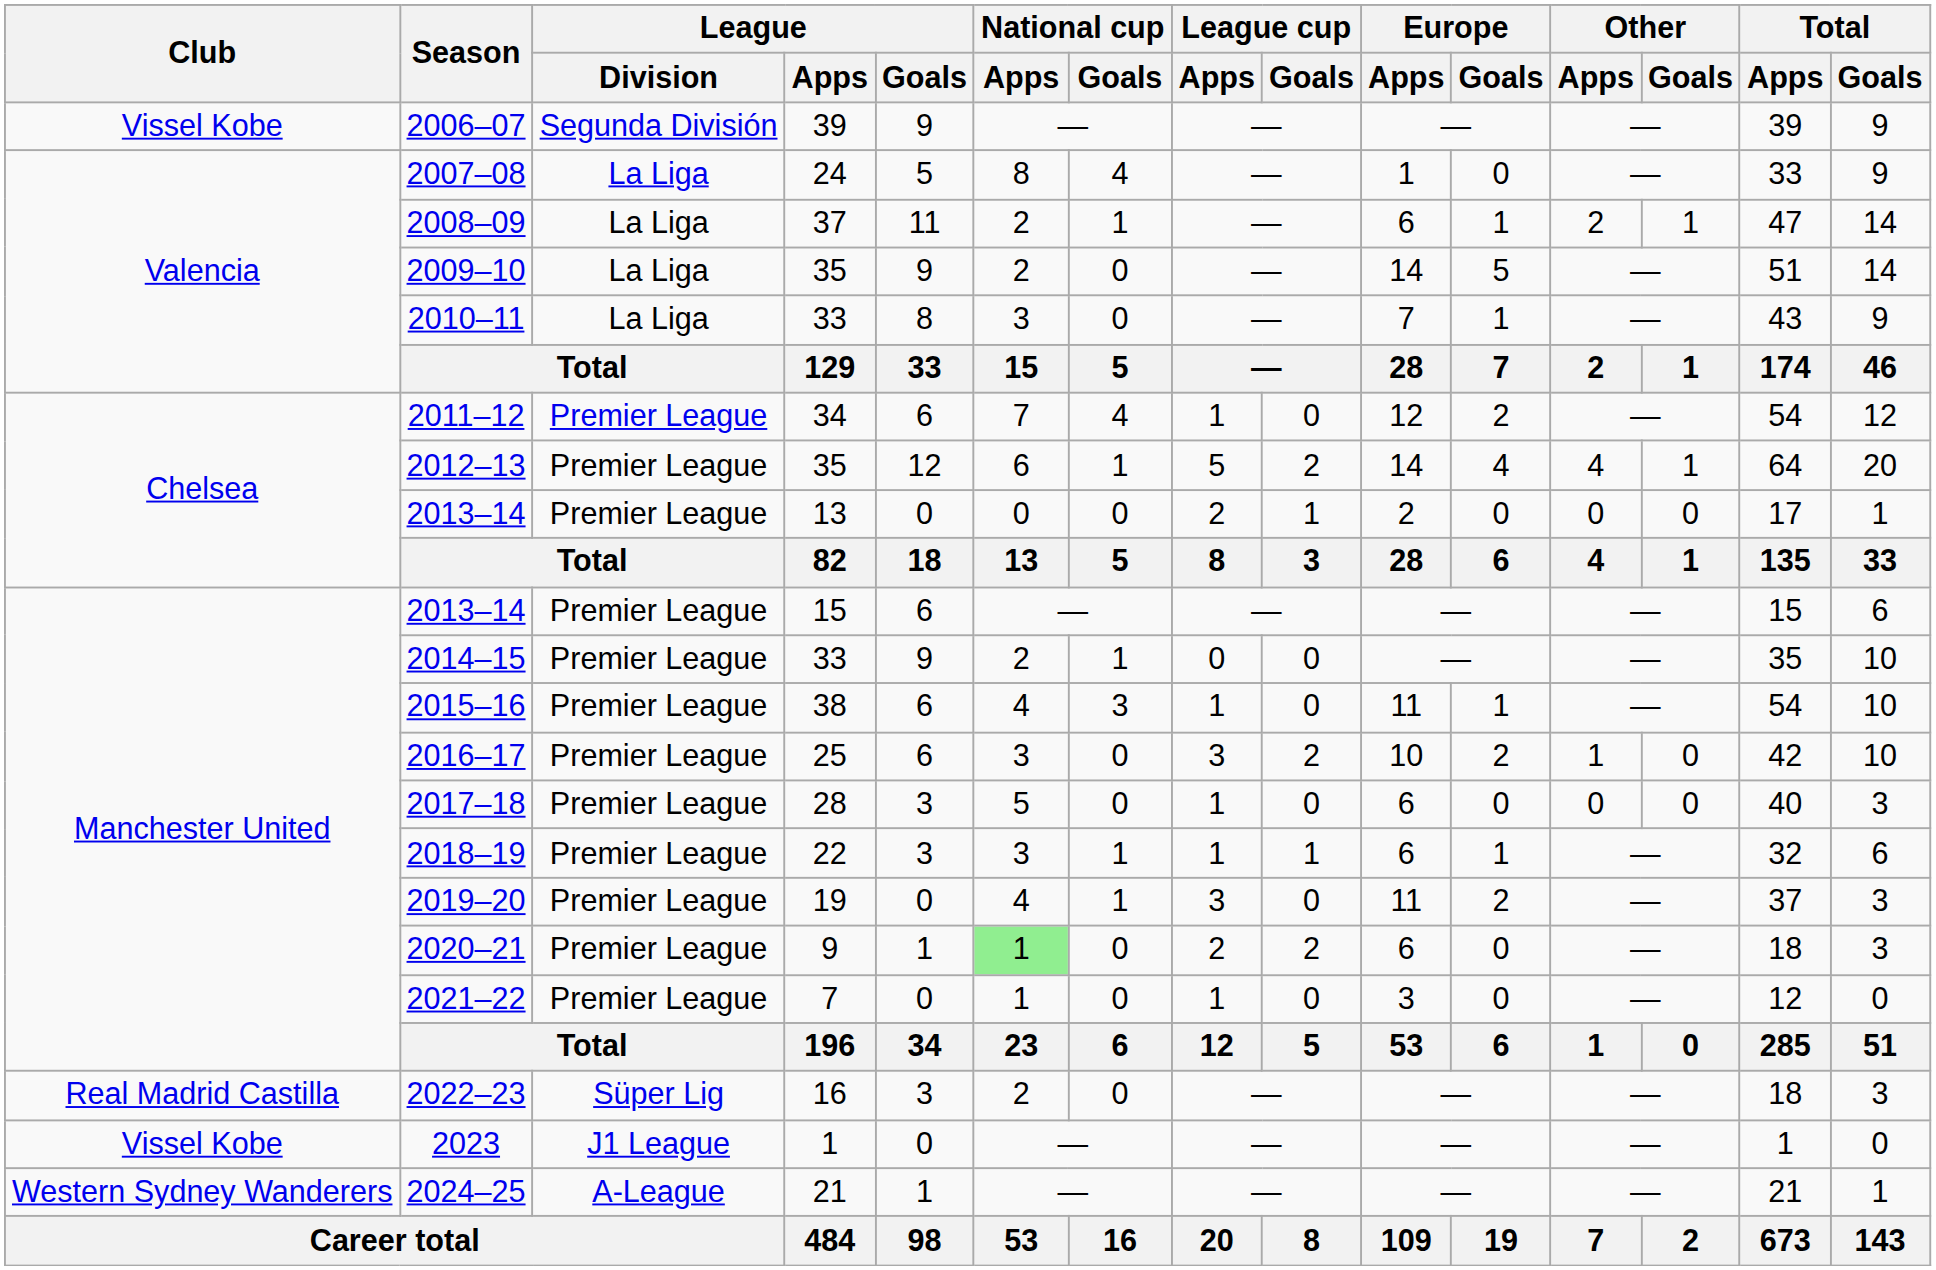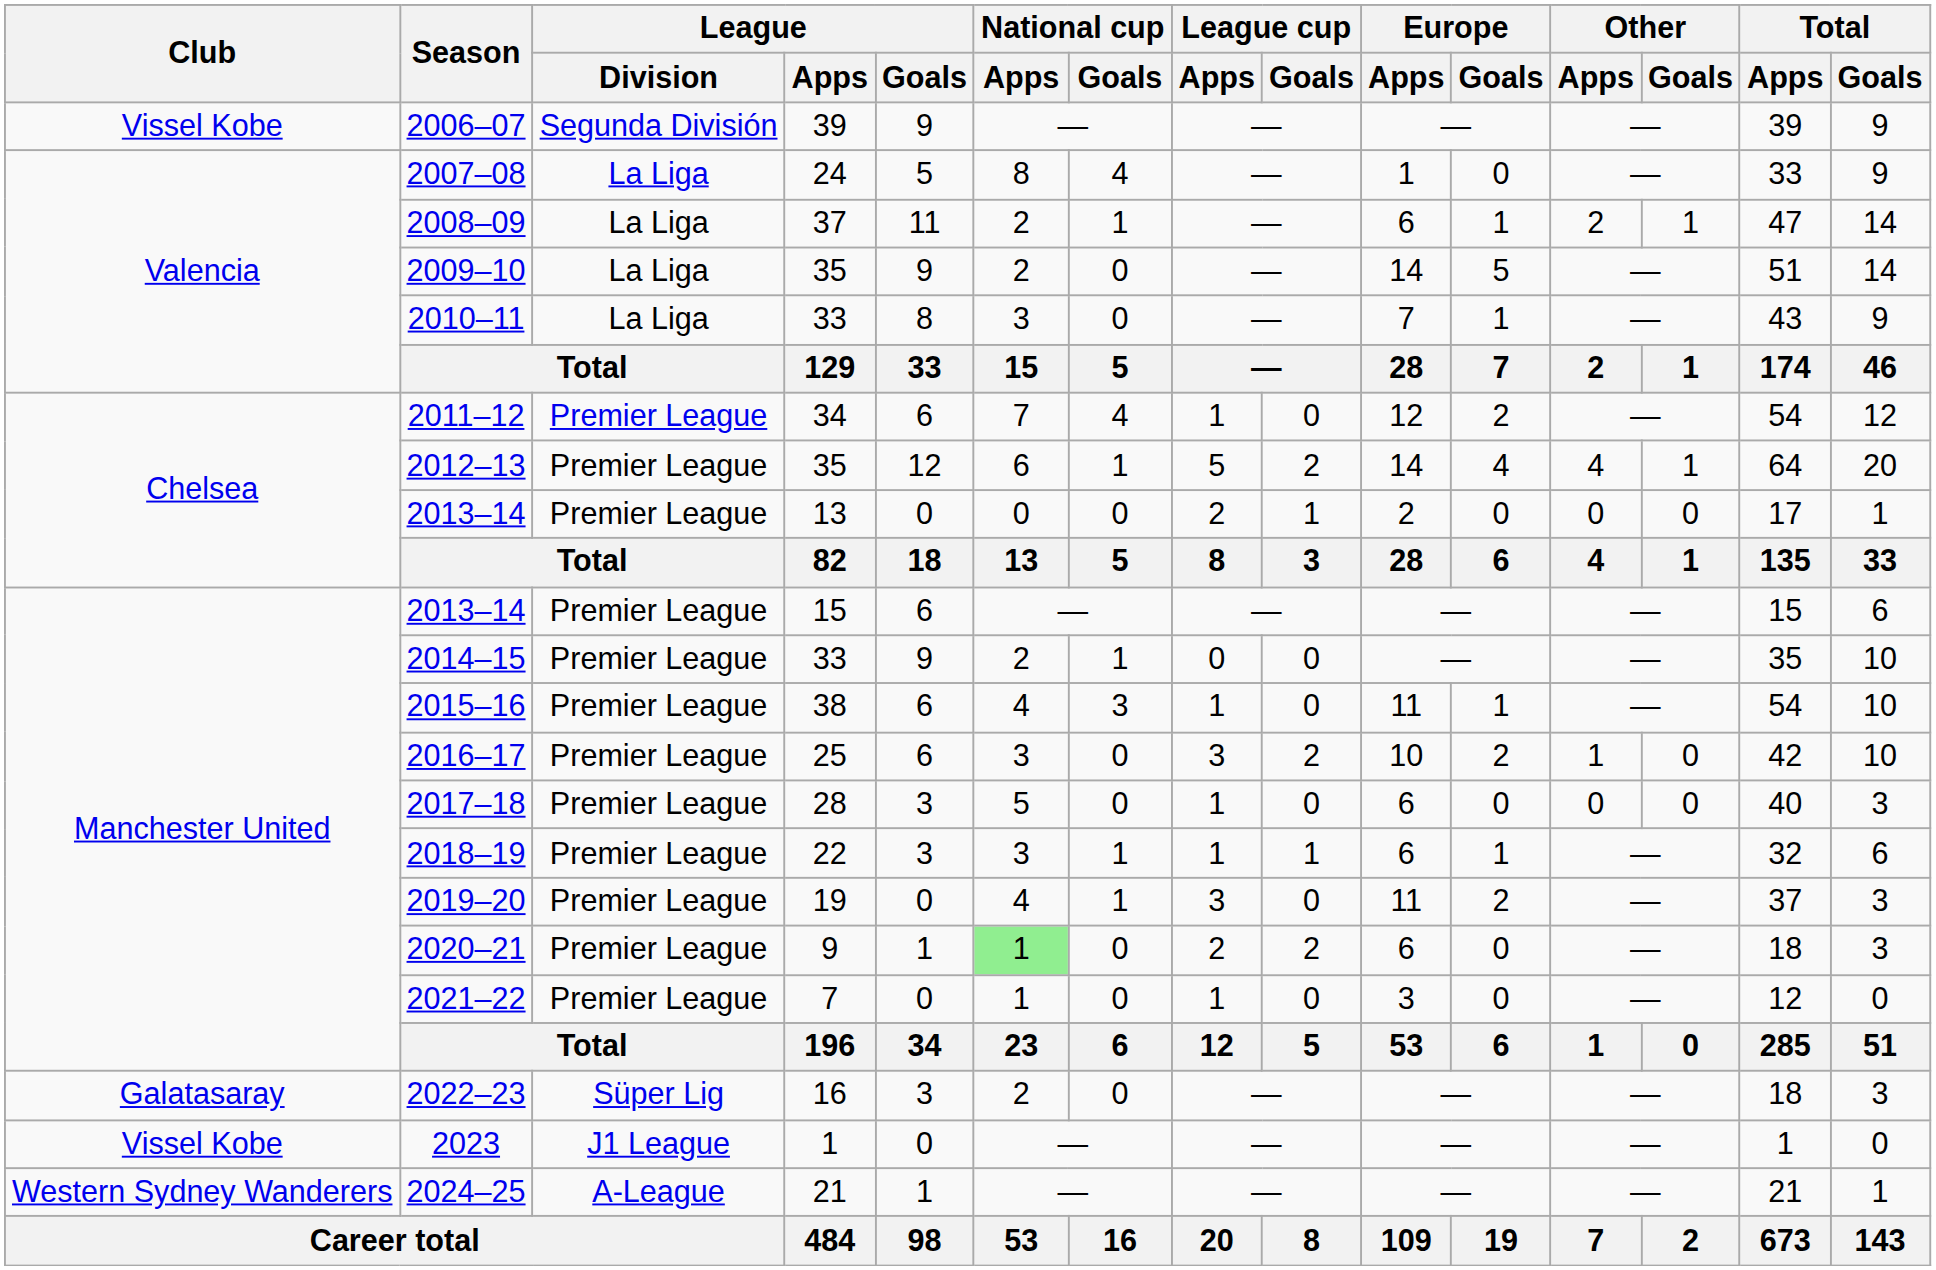(202, 1094) Real Madrid Castilla -> (202, 1094) Galatasaray
